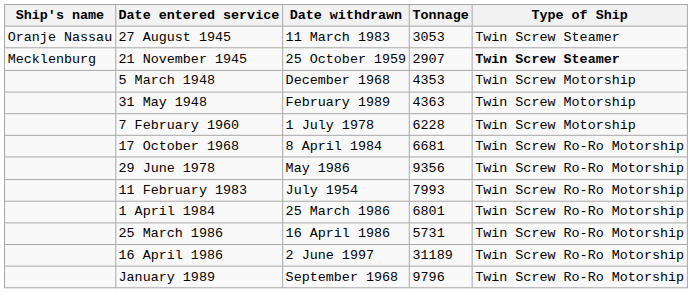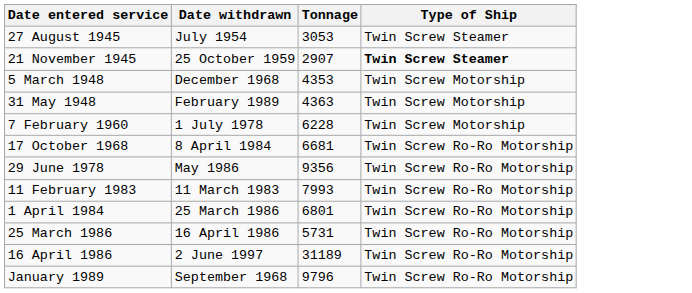- column: (60, 15)
(338, 37) 11 March 1983 -> (211, 37) July 1954
(322, 190) July 1954 -> (227, 190) 11 March 1983
